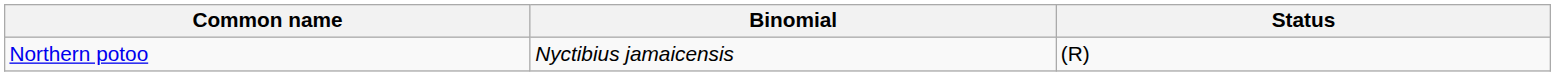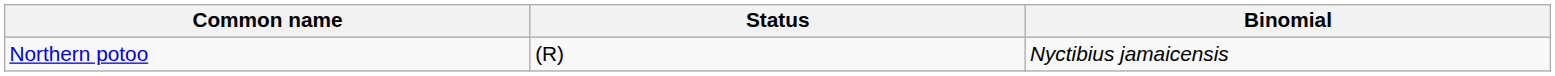columns swapped: (793, 20) <-> (1303, 20)
